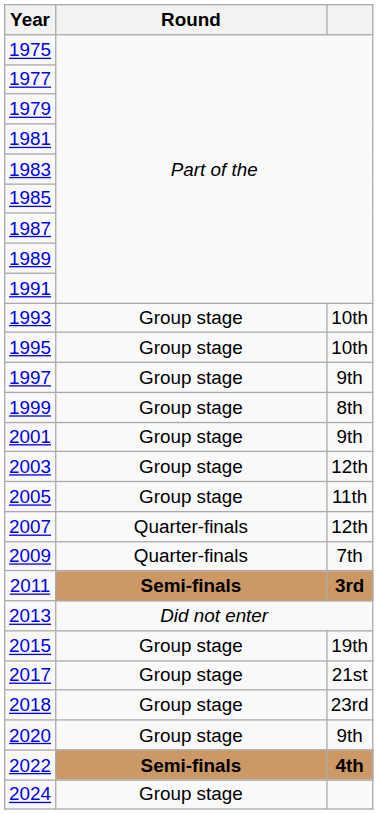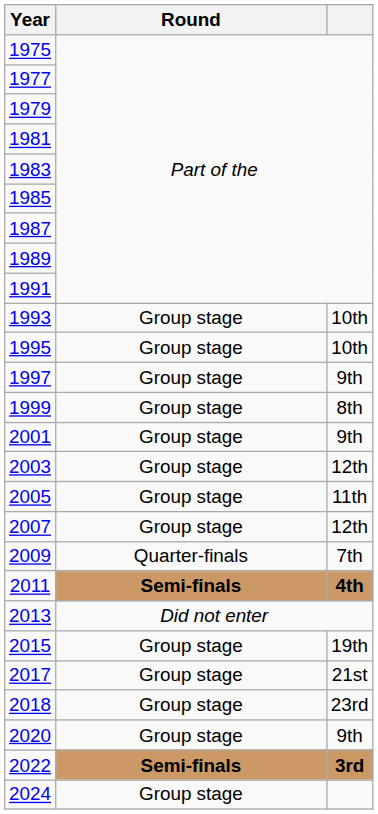(191, 527) Quarter-finals -> (191, 527) Group stage
(350, 586) 3rd -> (350, 586) 4th
(350, 765) 4th -> (350, 765) 3rd
